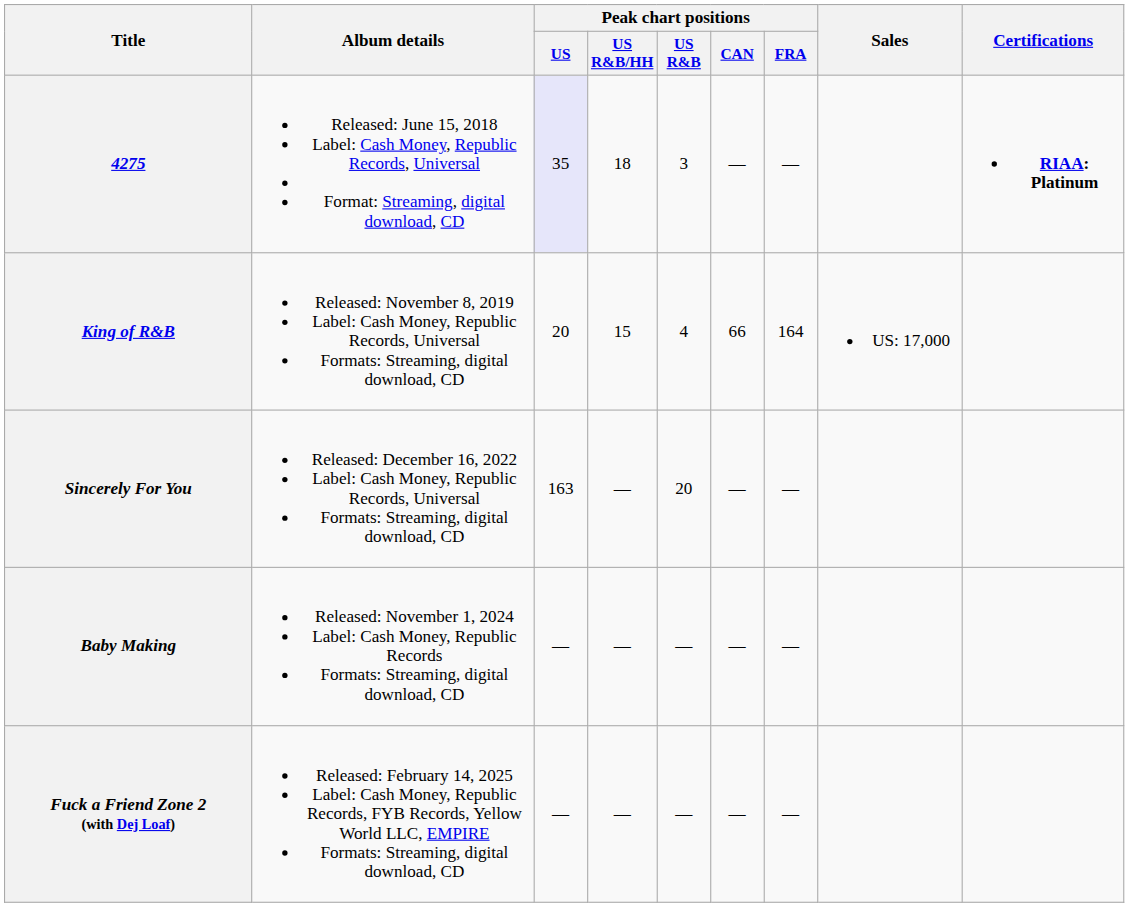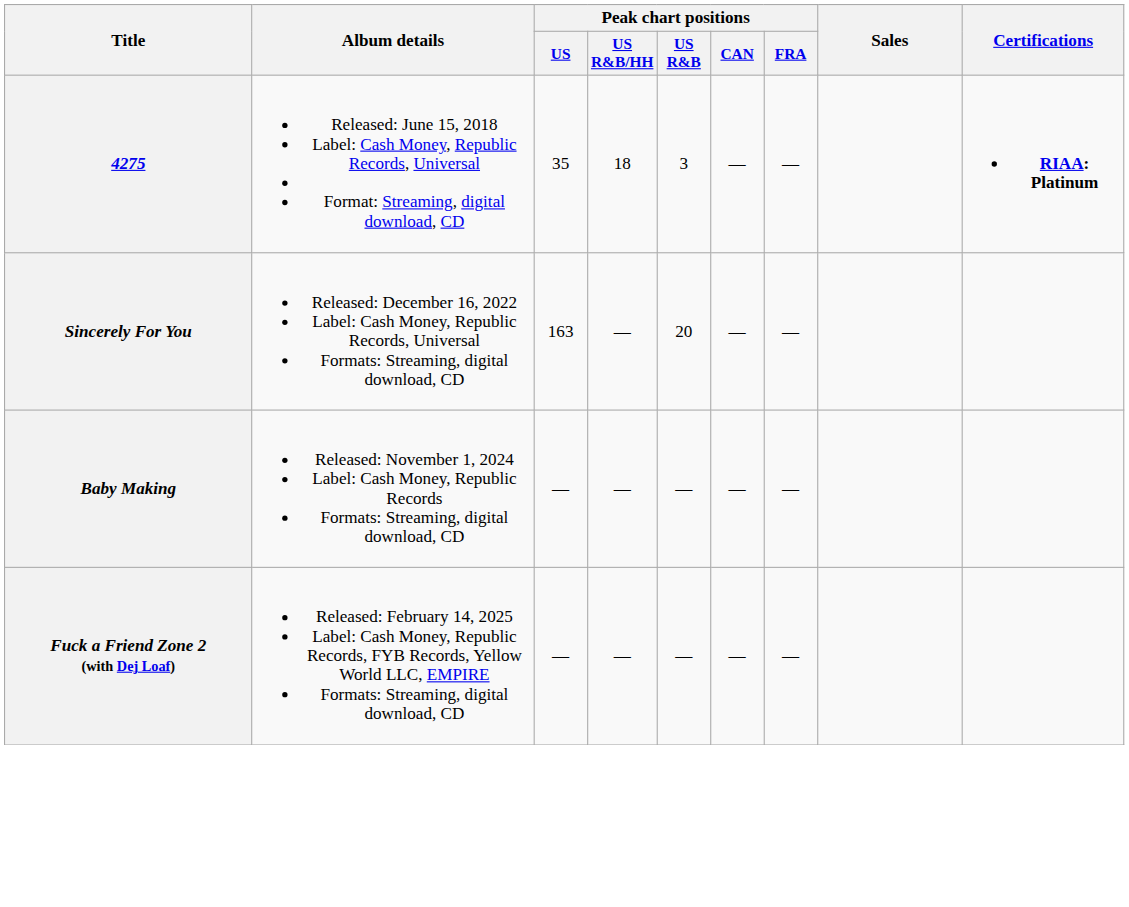(561, 163) lavender background -> (561, 163) no background
- row: (128, 331)
